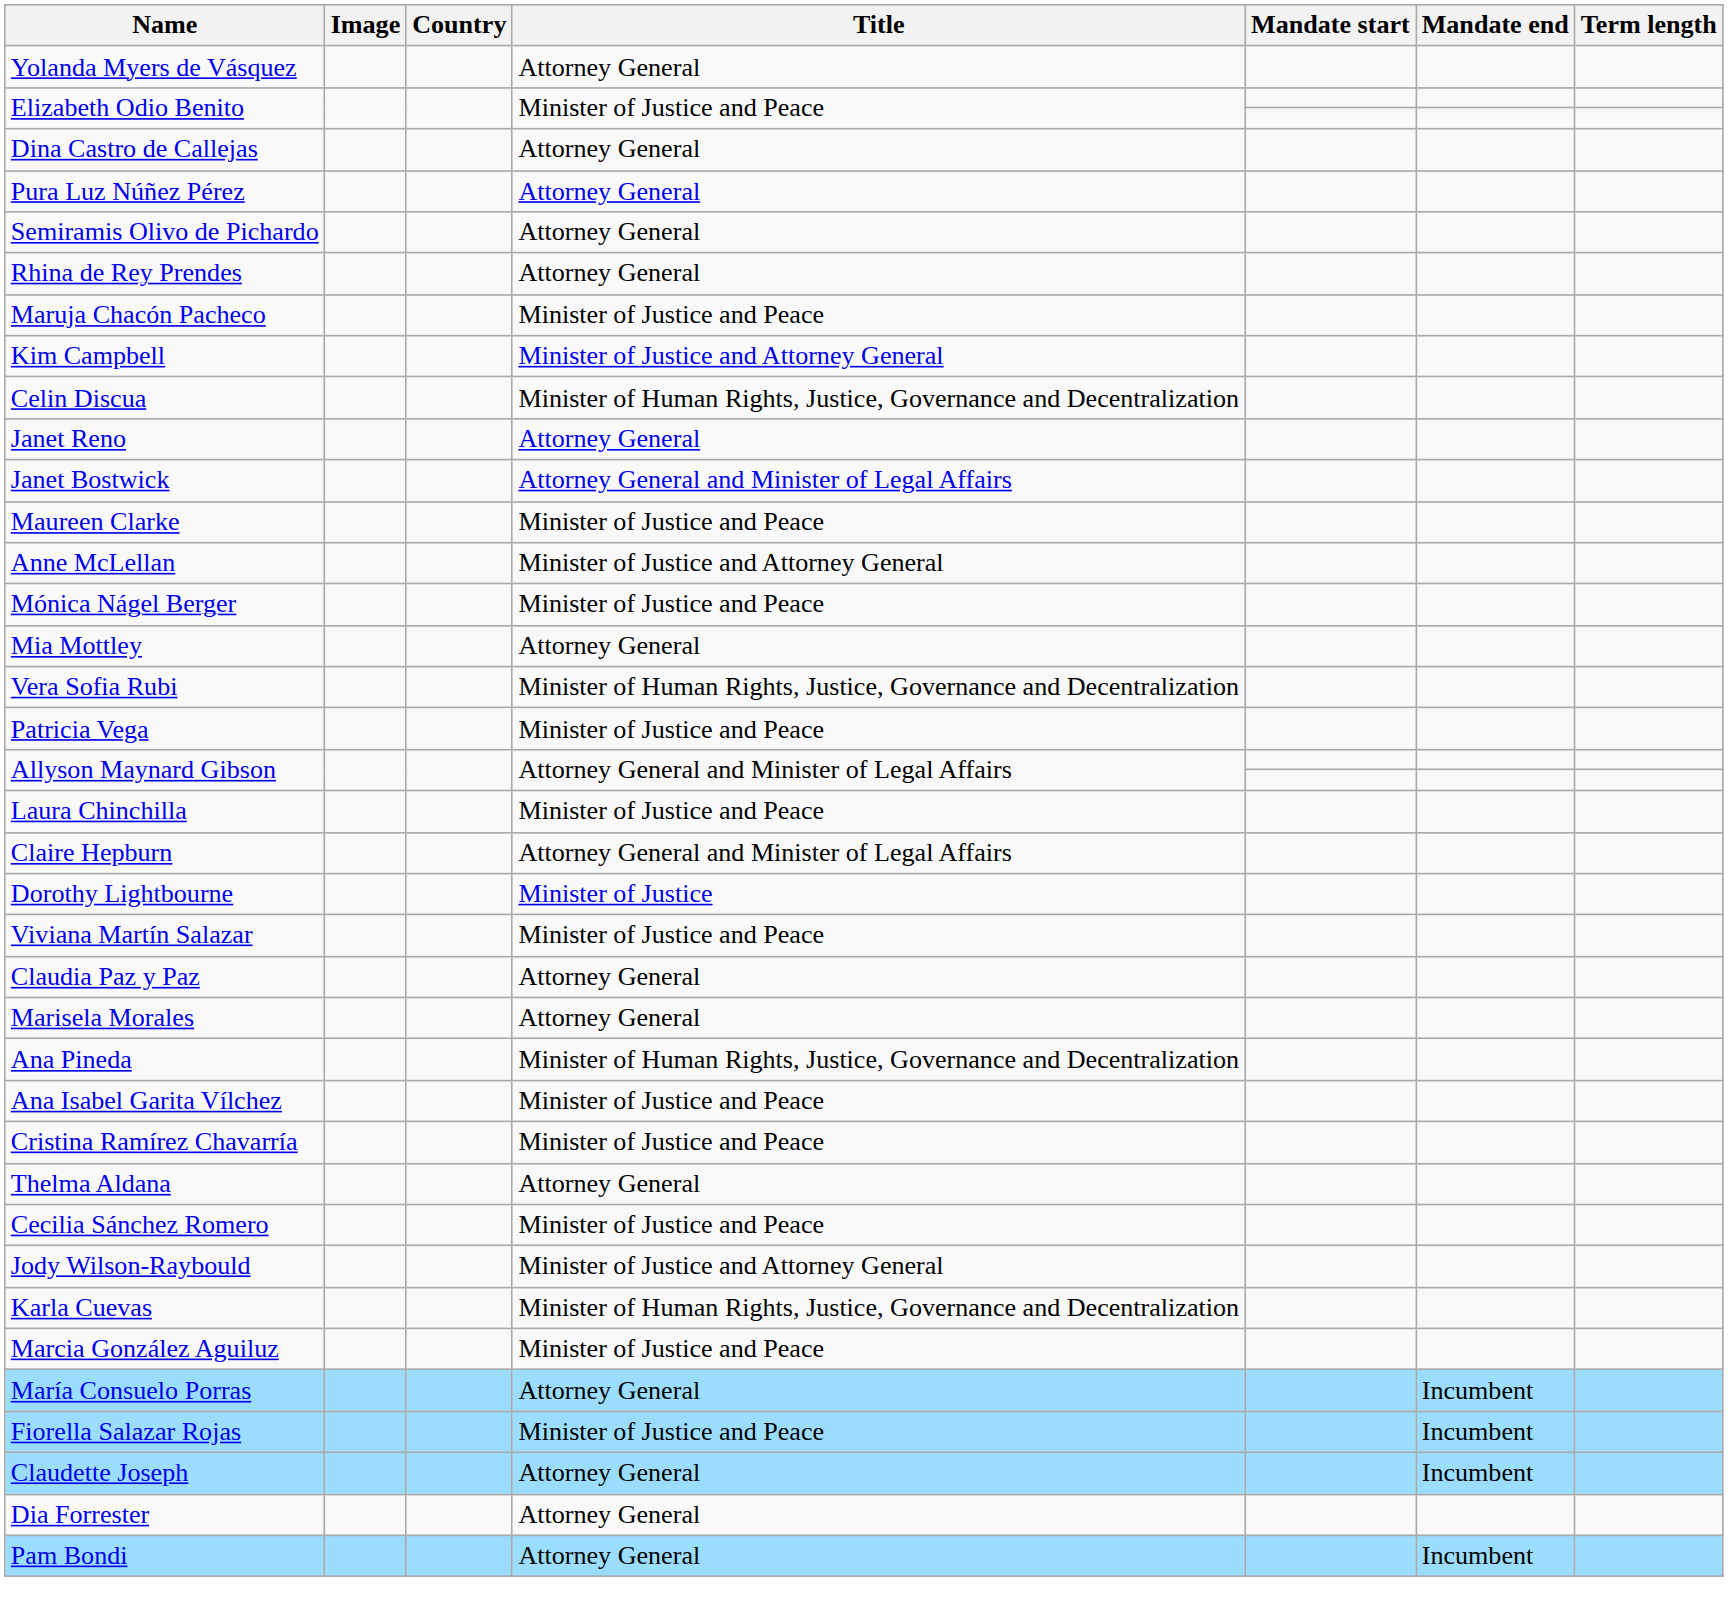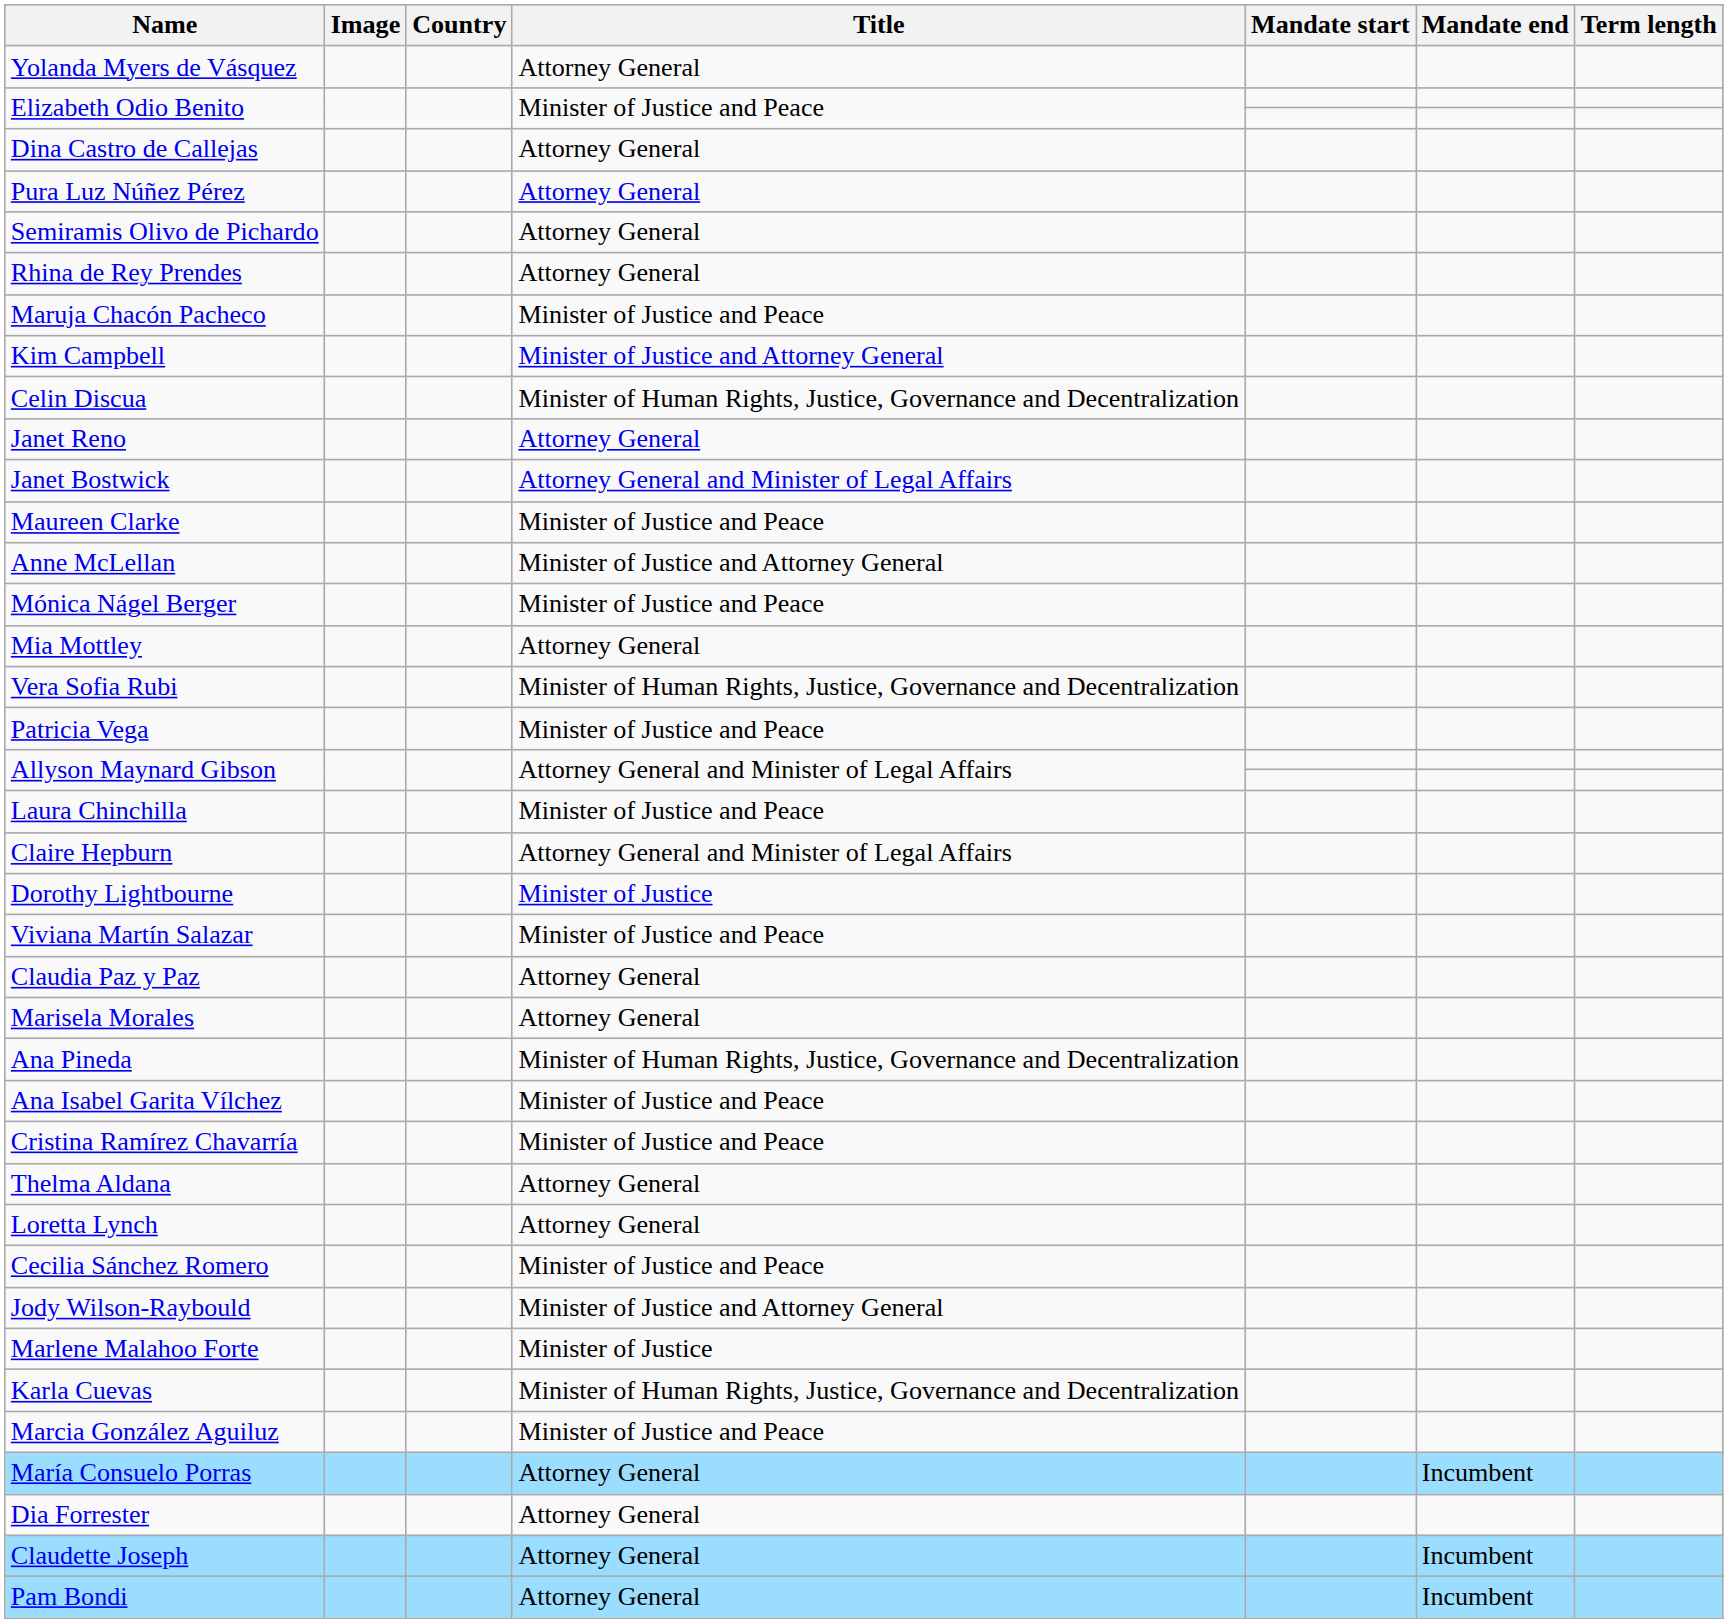+ row: (84, 1224)
+ row: (135, 1348)
- row: (126, 1431)
rows swapped: (80, 1514) <-> (100, 1472)
